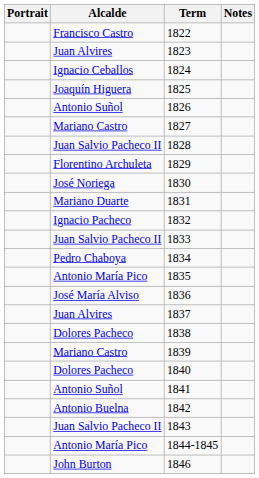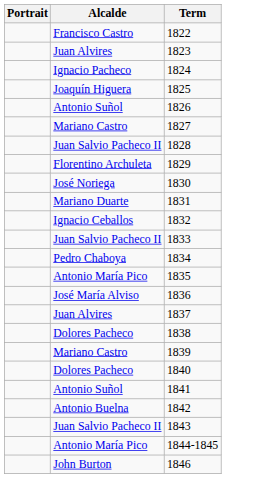- column: (238, 13)
(93, 70) Ignacio Ceballos -> (92, 70) Ignacio Pacheco
(92, 220) Ignacio Pacheco -> (93, 220) Ignacio Ceballos
